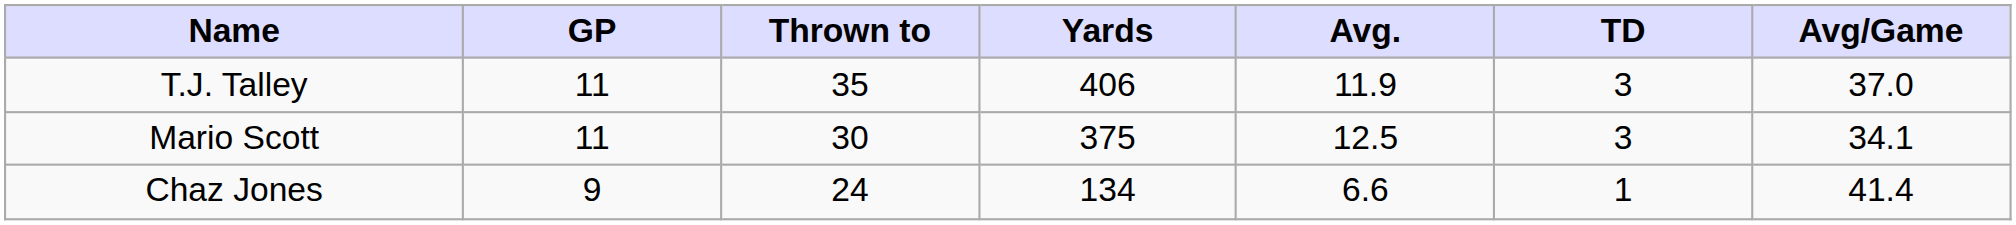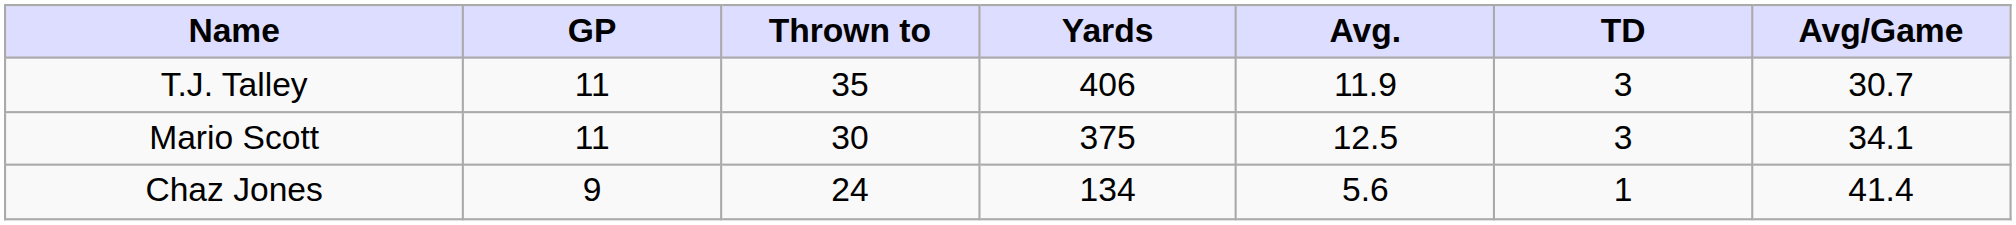(1881, 84) 37.0 -> (1881, 84) 30.7
(1365, 191) 6.6 -> (1365, 191) 5.6
